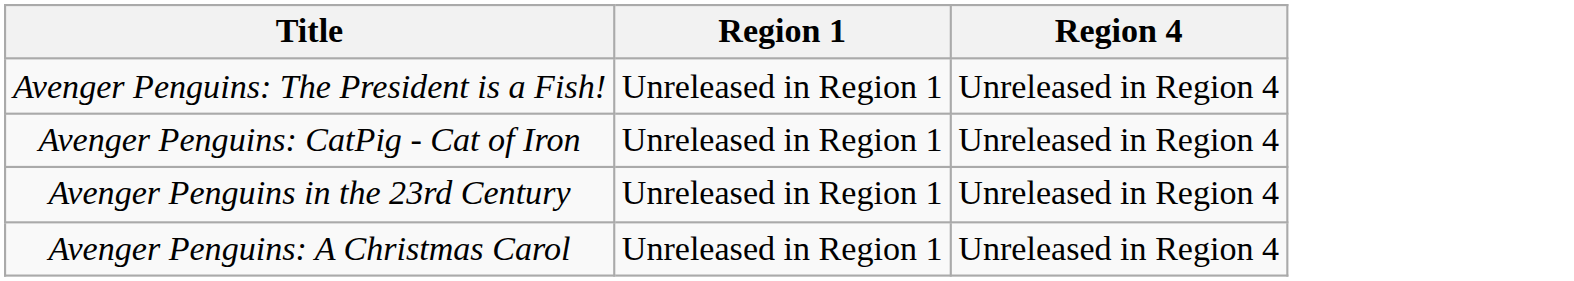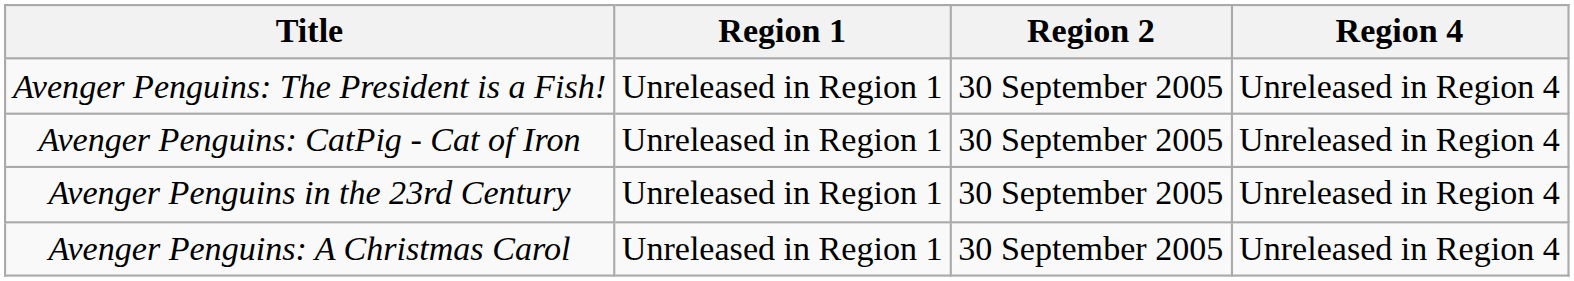+ column: (1091, 31)
